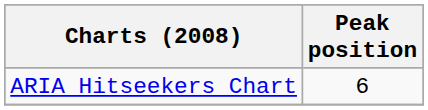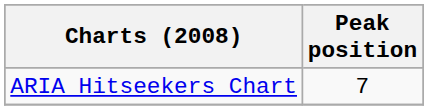(362, 87) 6 -> (362, 87) 7
